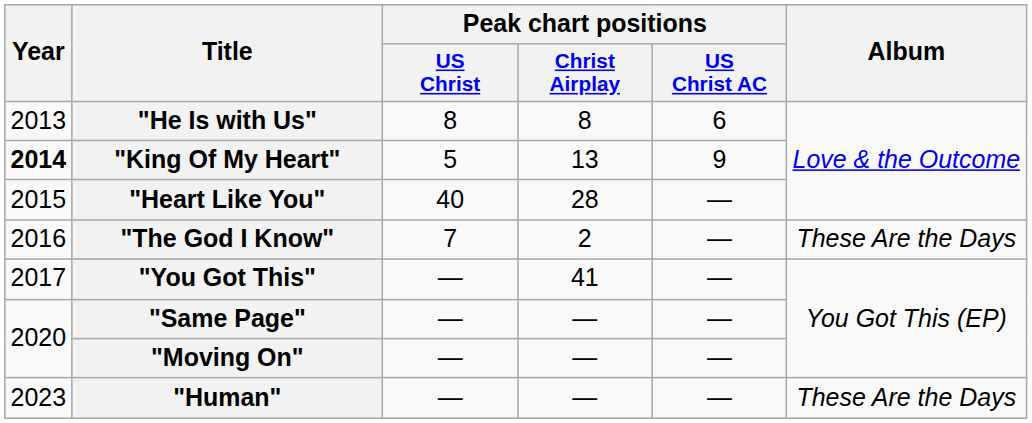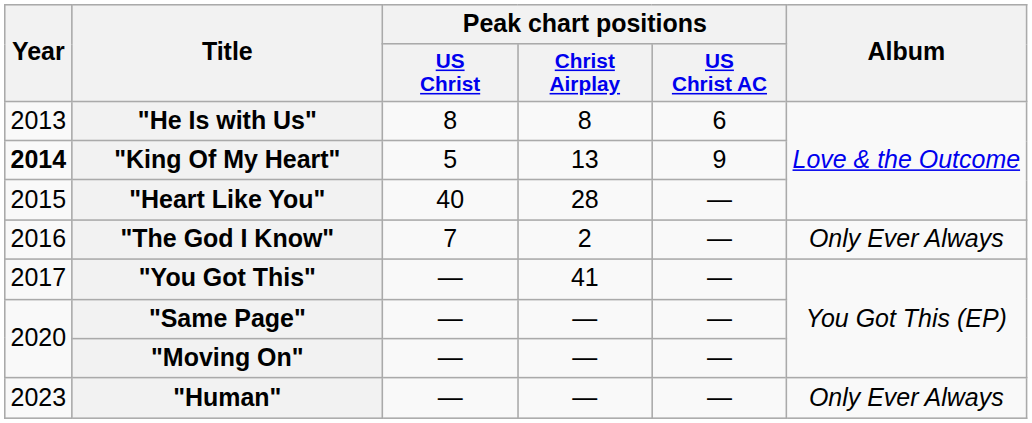(906, 239) These Are the Days -> (906, 239) Only Ever Always
(906, 397) These Are the Days -> (906, 397) Only Ever Always
